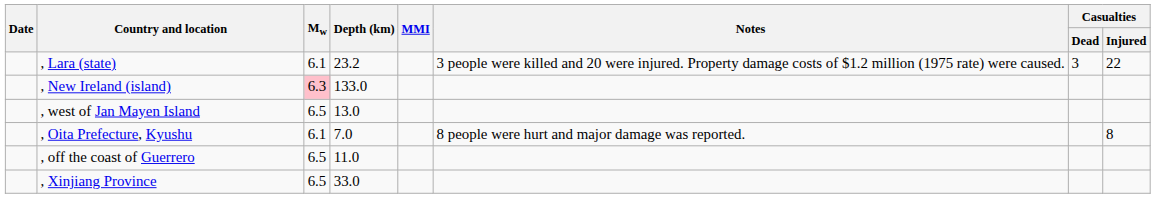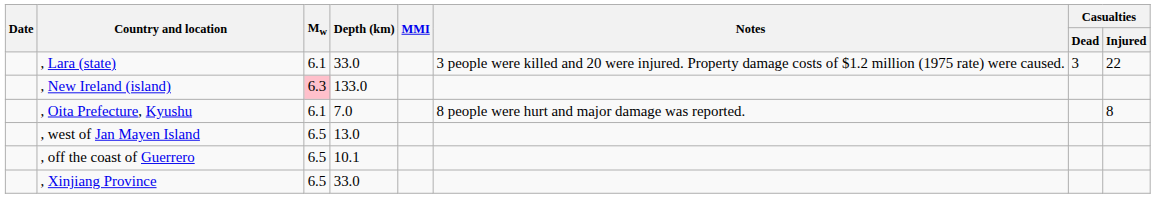(347, 63) 23.2 -> (347, 63) 33.0
rows swapped: (120, 110) <-> (116, 134)
(346, 157) 11.0 -> (347, 157) 10.1
